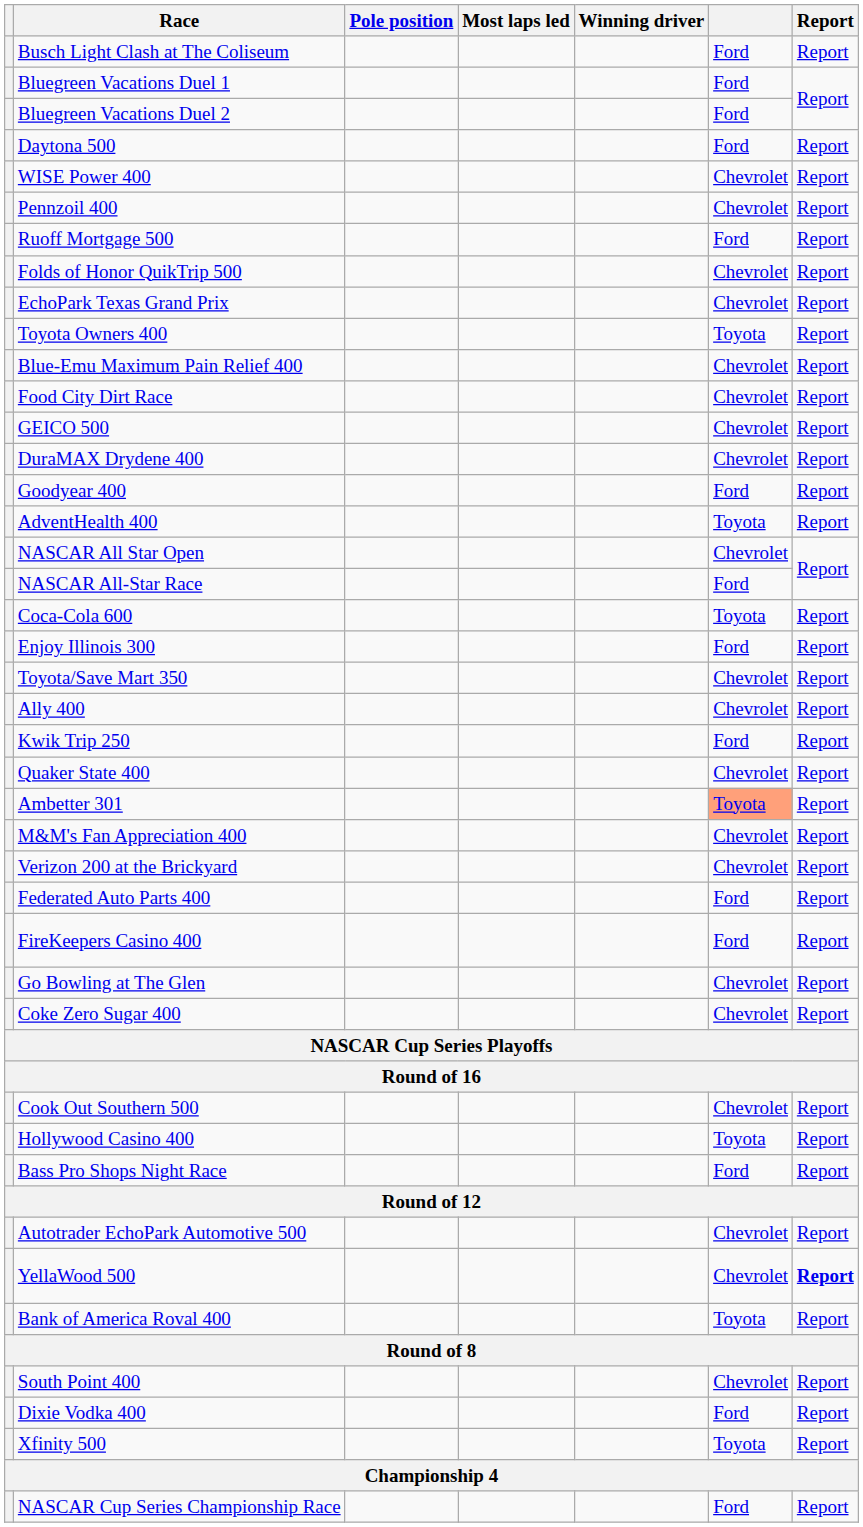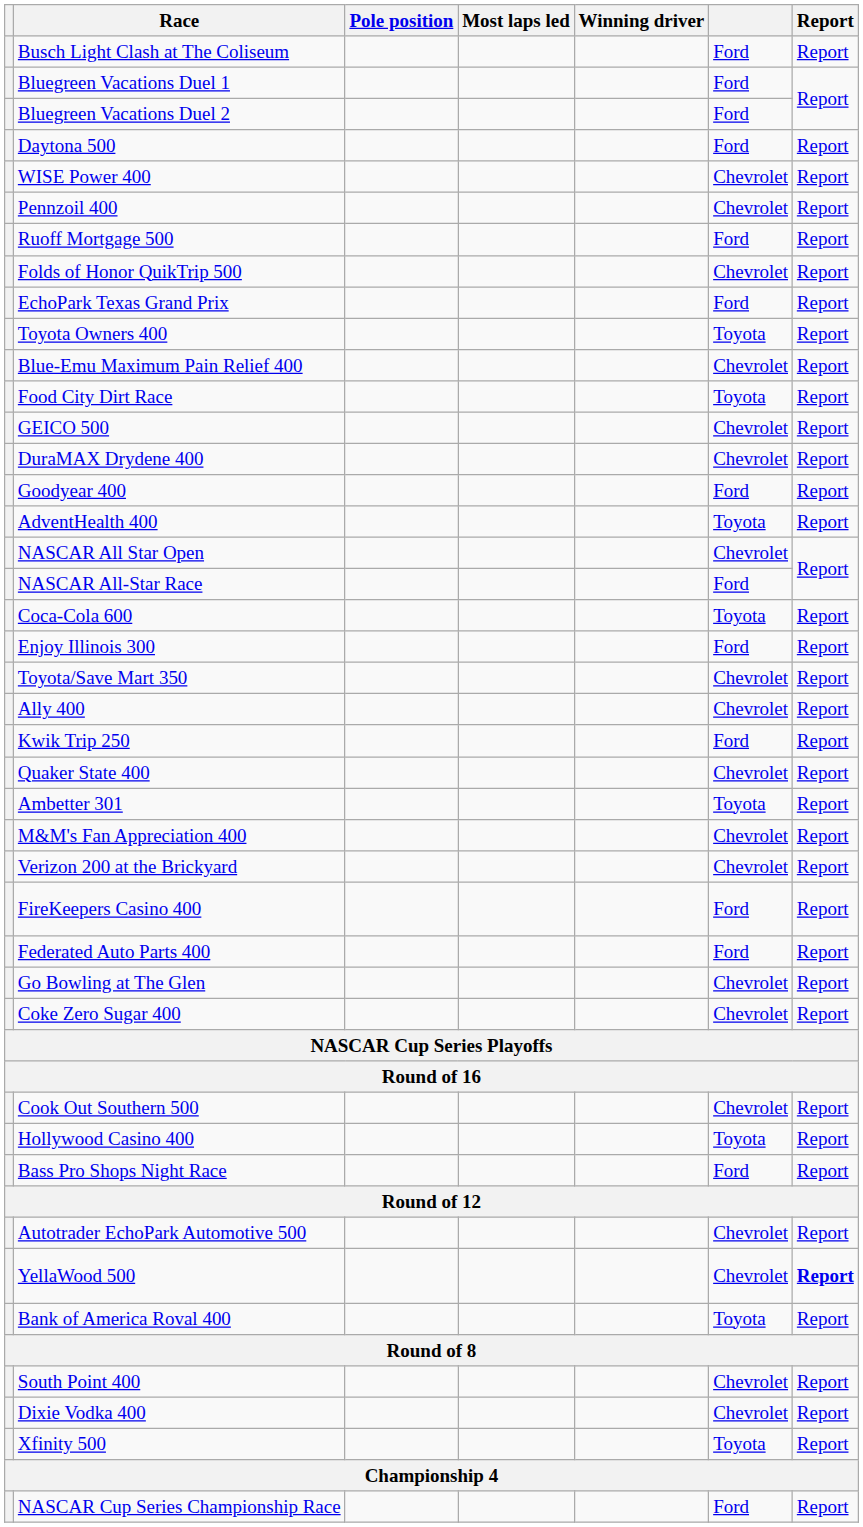(751, 302) Chevrolet -> (731, 302) Ford
(751, 396) Chevrolet -> (739, 396) Toyota
(739, 803) lightsalmon background -> (739, 803) no background
rows swapped: (110, 940) <-> (114, 897)
(731, 1412) Ford -> (751, 1412) Chevrolet
